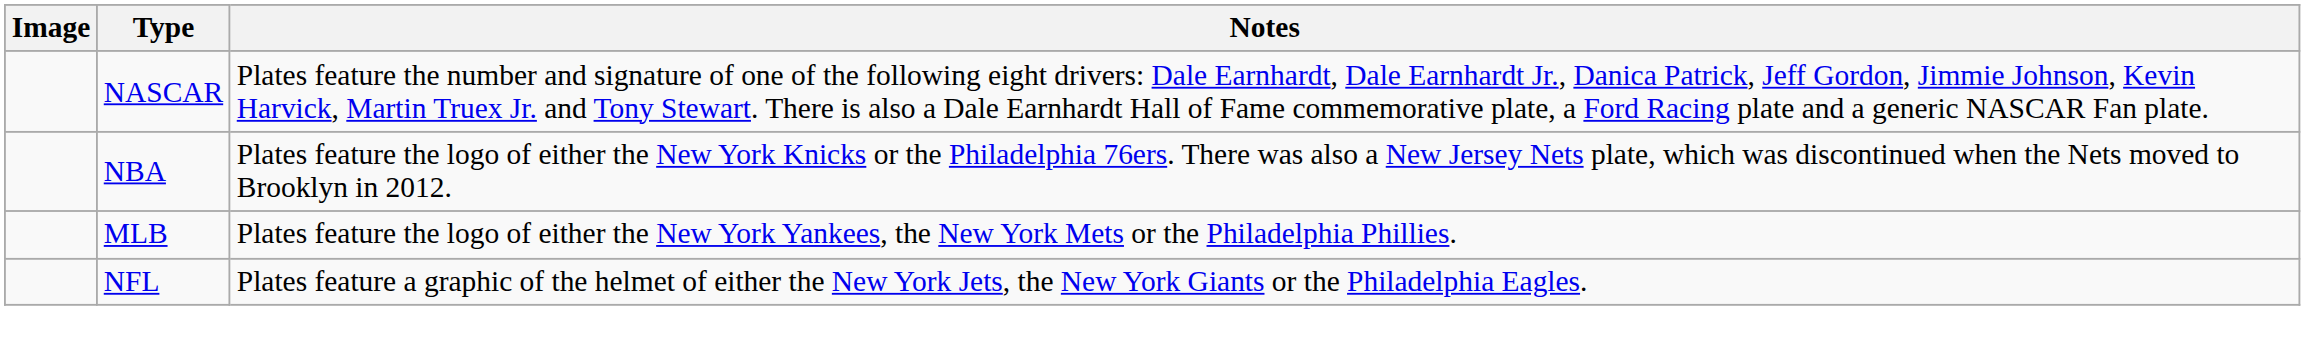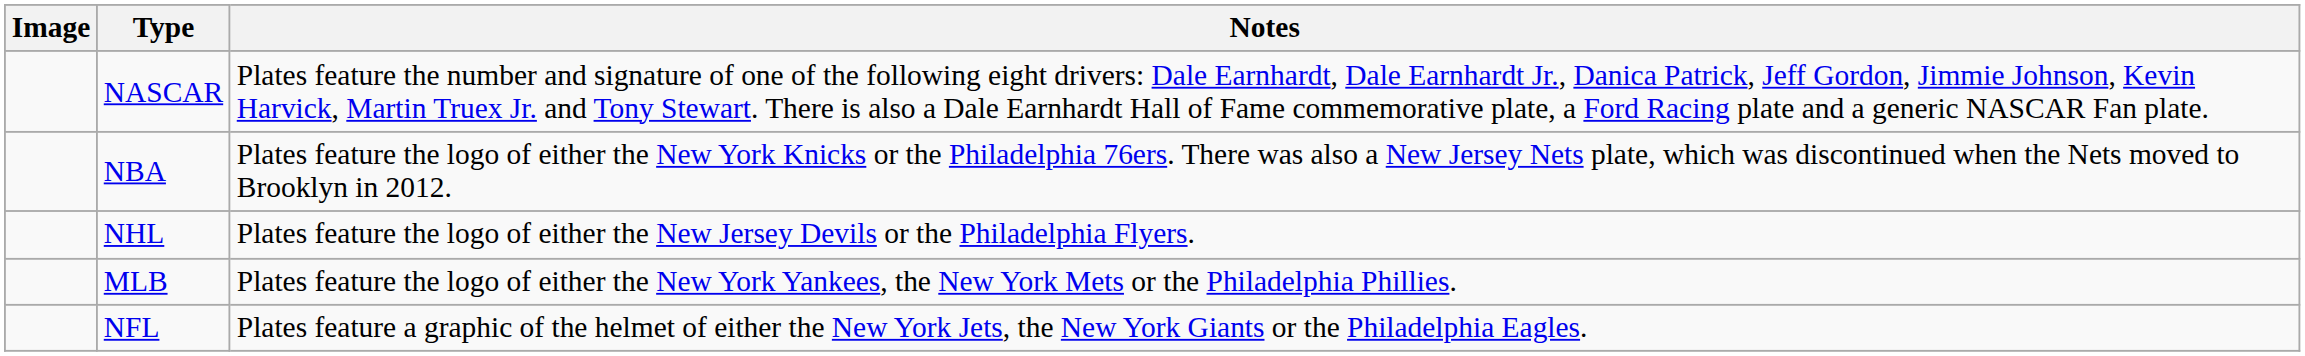+ row: (134, 234)
